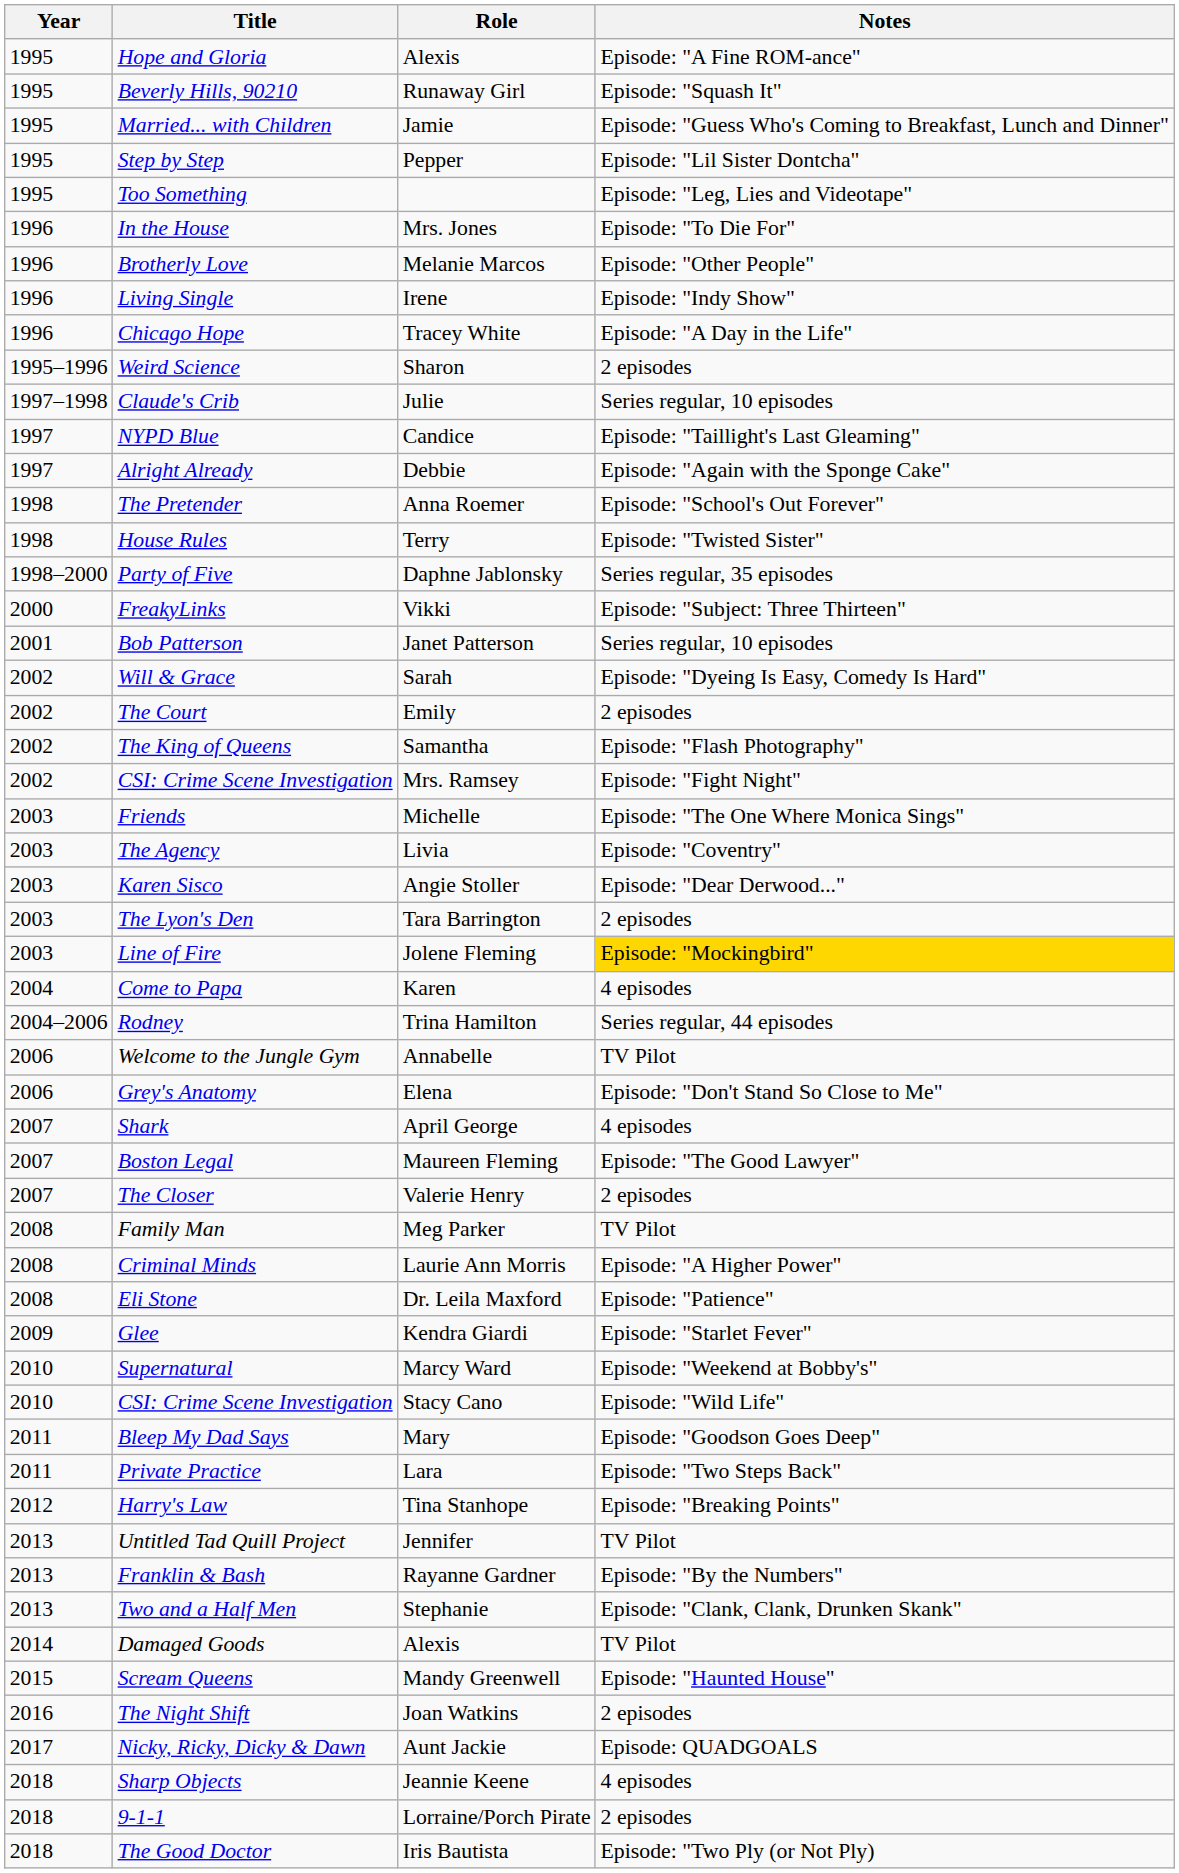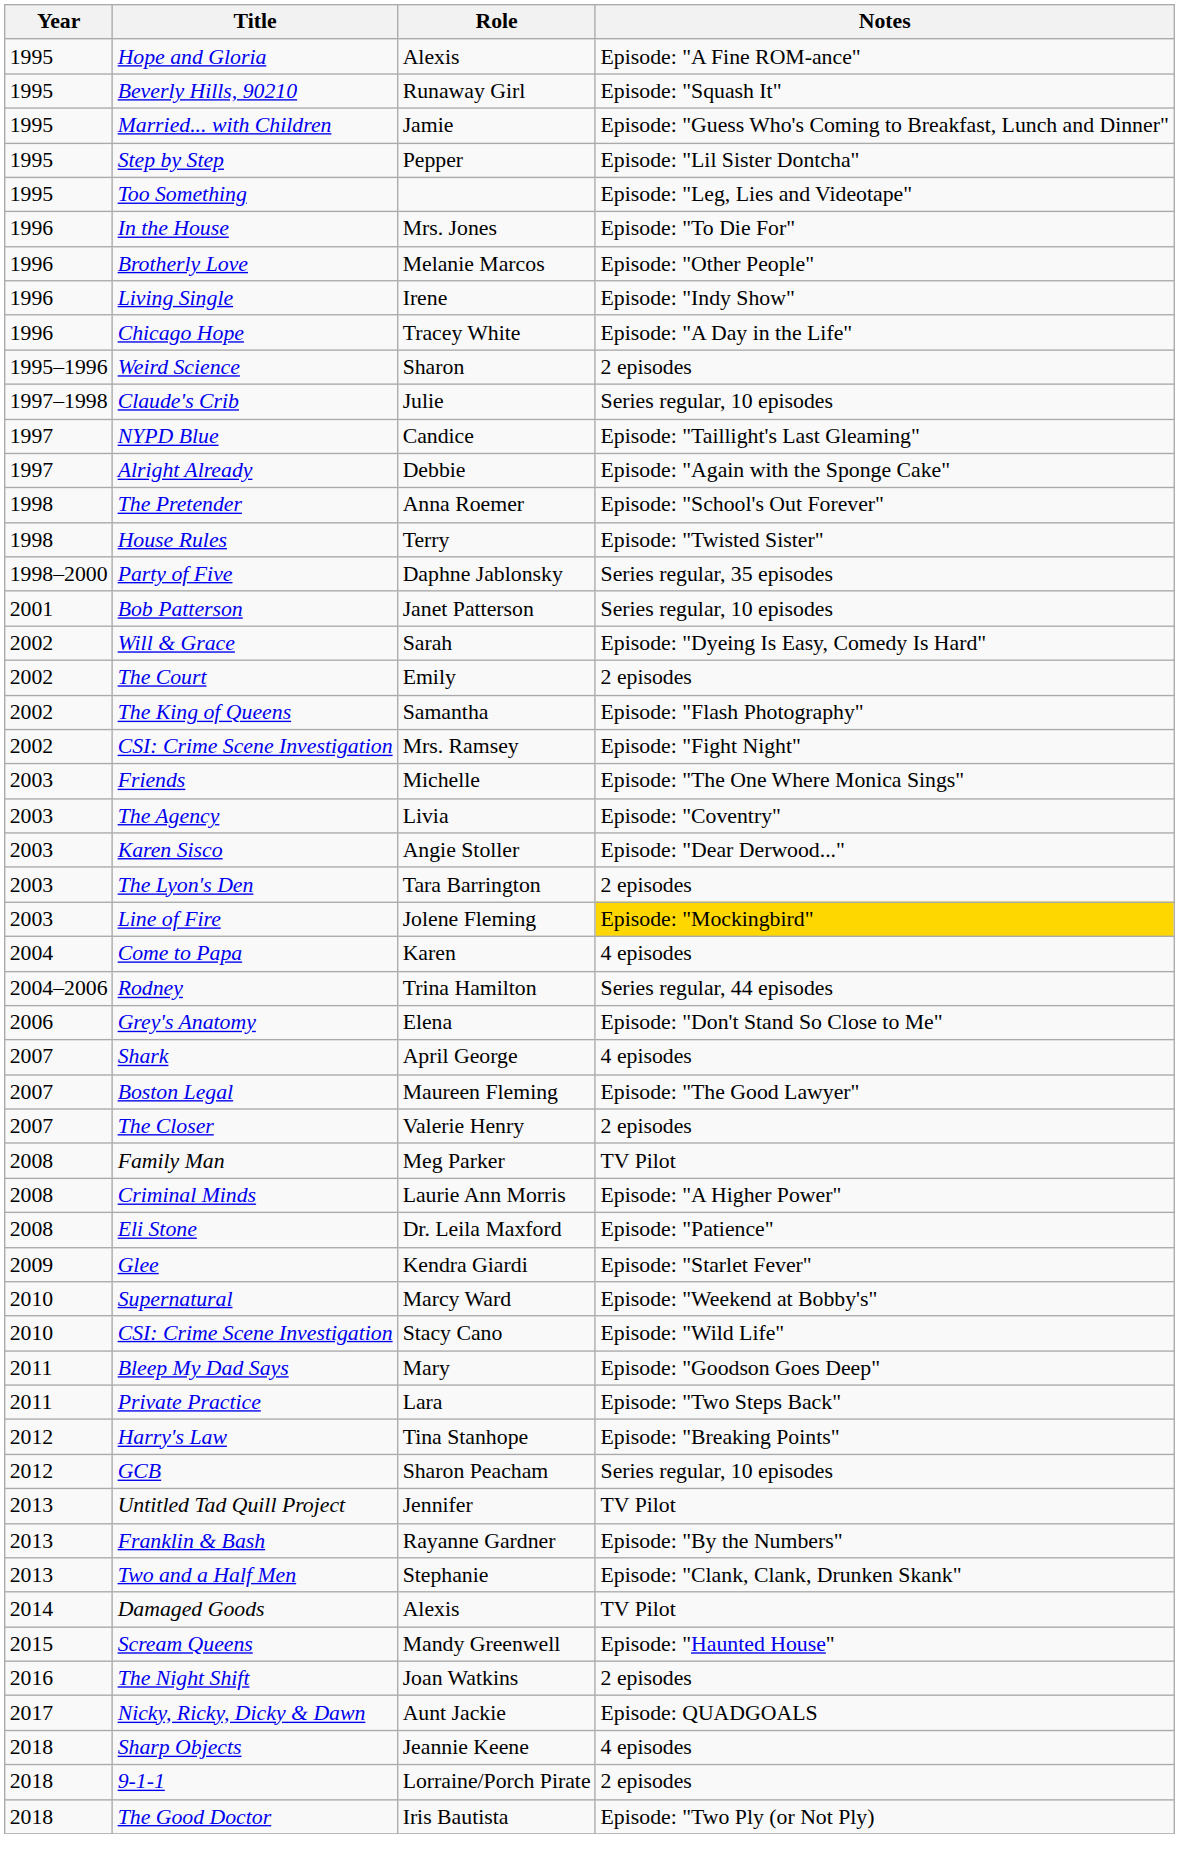- row: (172, 608)
- row: (239, 1057)
+ row: (139, 1471)
